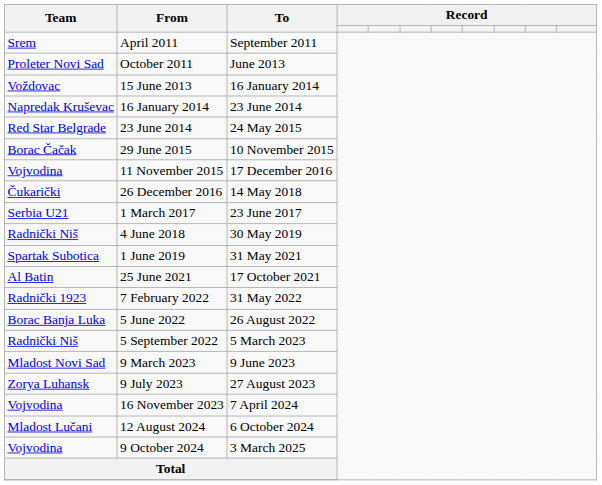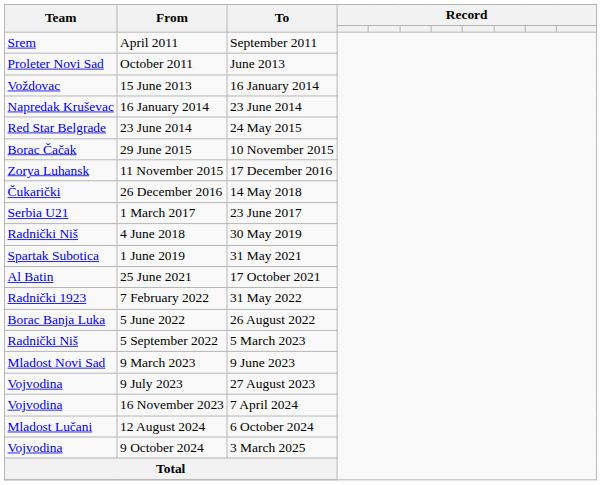(35, 170) Vojvodina -> (48, 170) Zorya Luhansk
(48, 383) Zorya Luhansk -> (35, 383) Vojvodina
